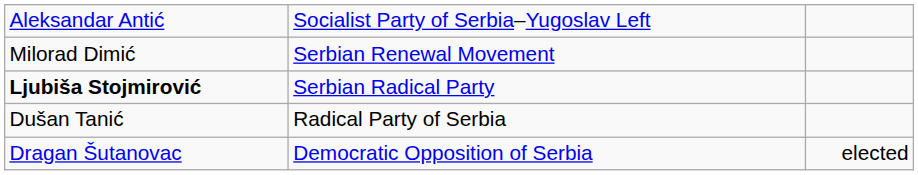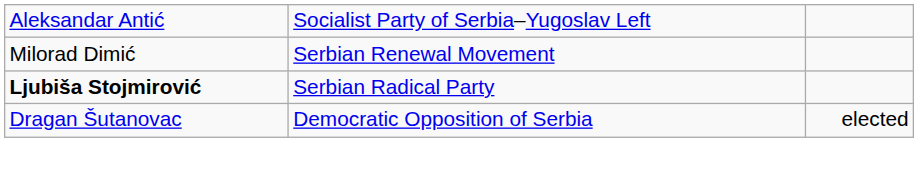- row: (66, 119)
